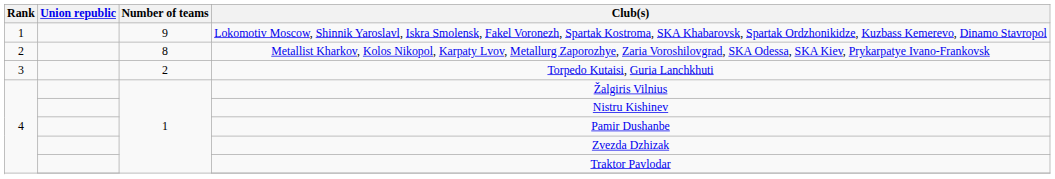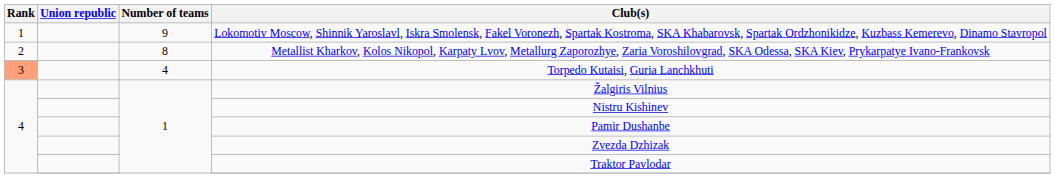(21, 70) no background -> (21, 70) lightsalmon background
(165, 70) 2 -> (165, 70) 4
